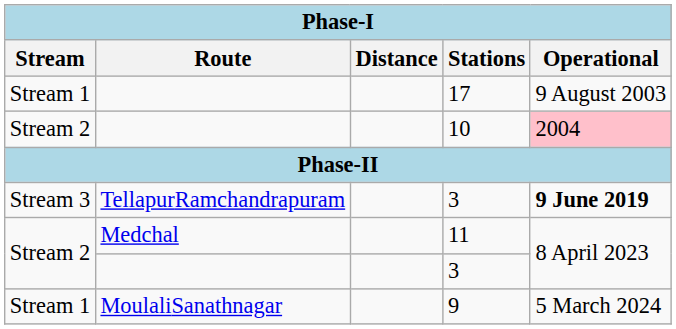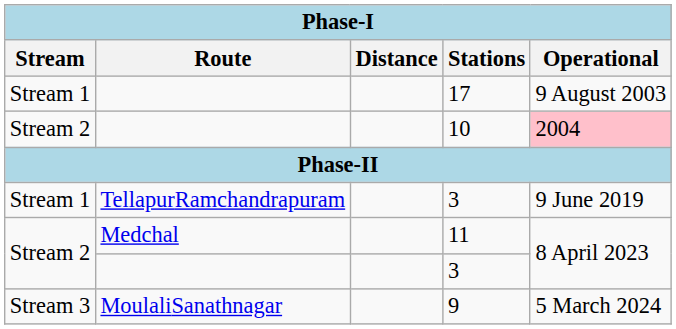(50, 199) Stream 3 -> (50, 199) Stream 1
(592, 199) bold -> (590, 199) normal
(50, 306) Stream 1 -> (50, 306) Stream 3
